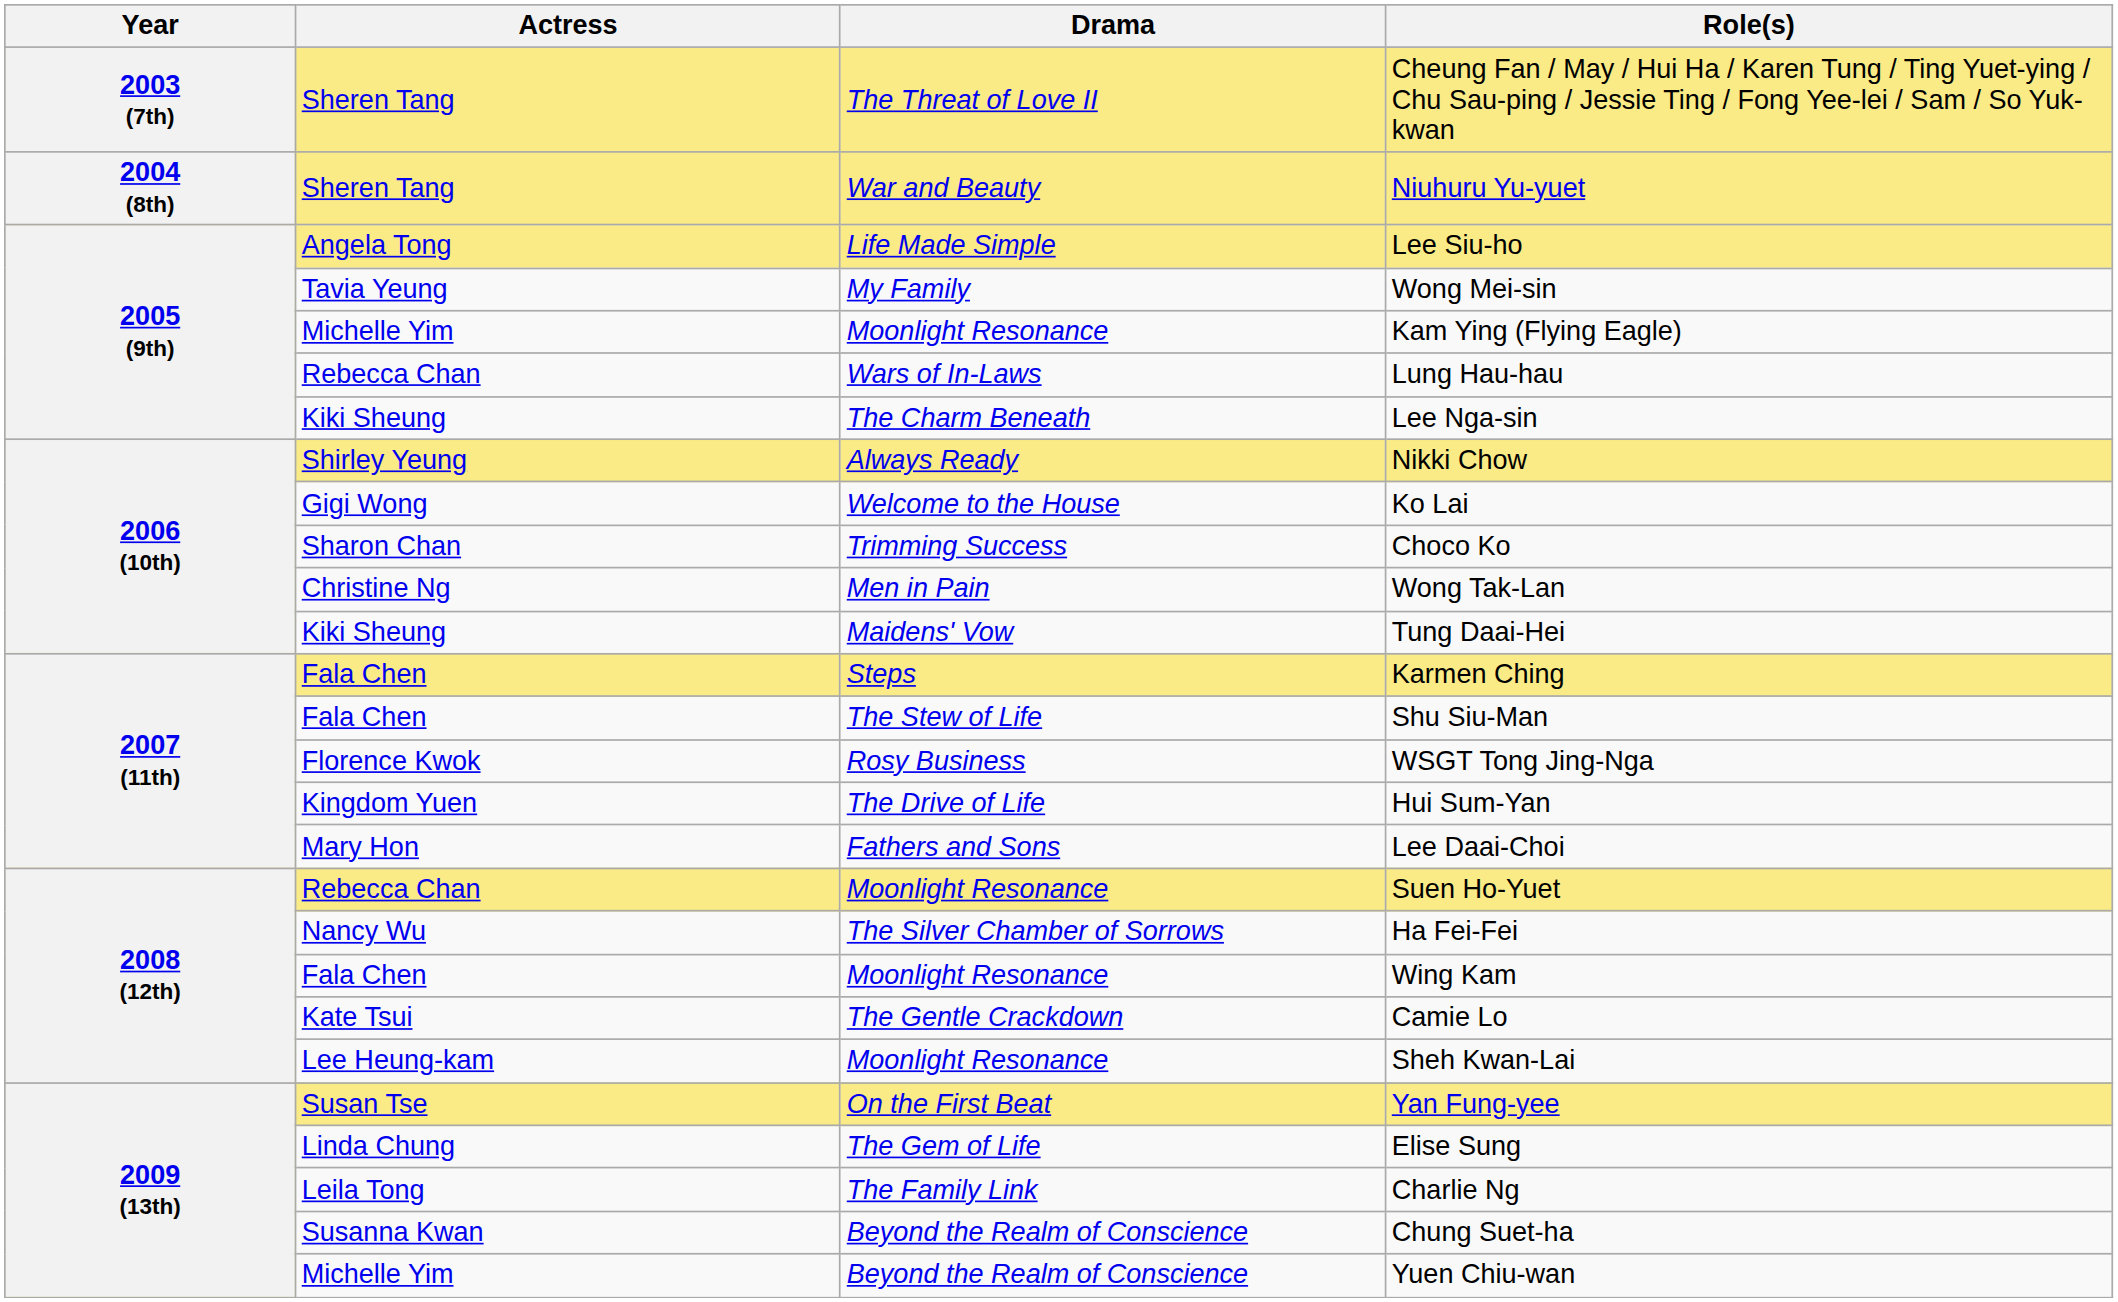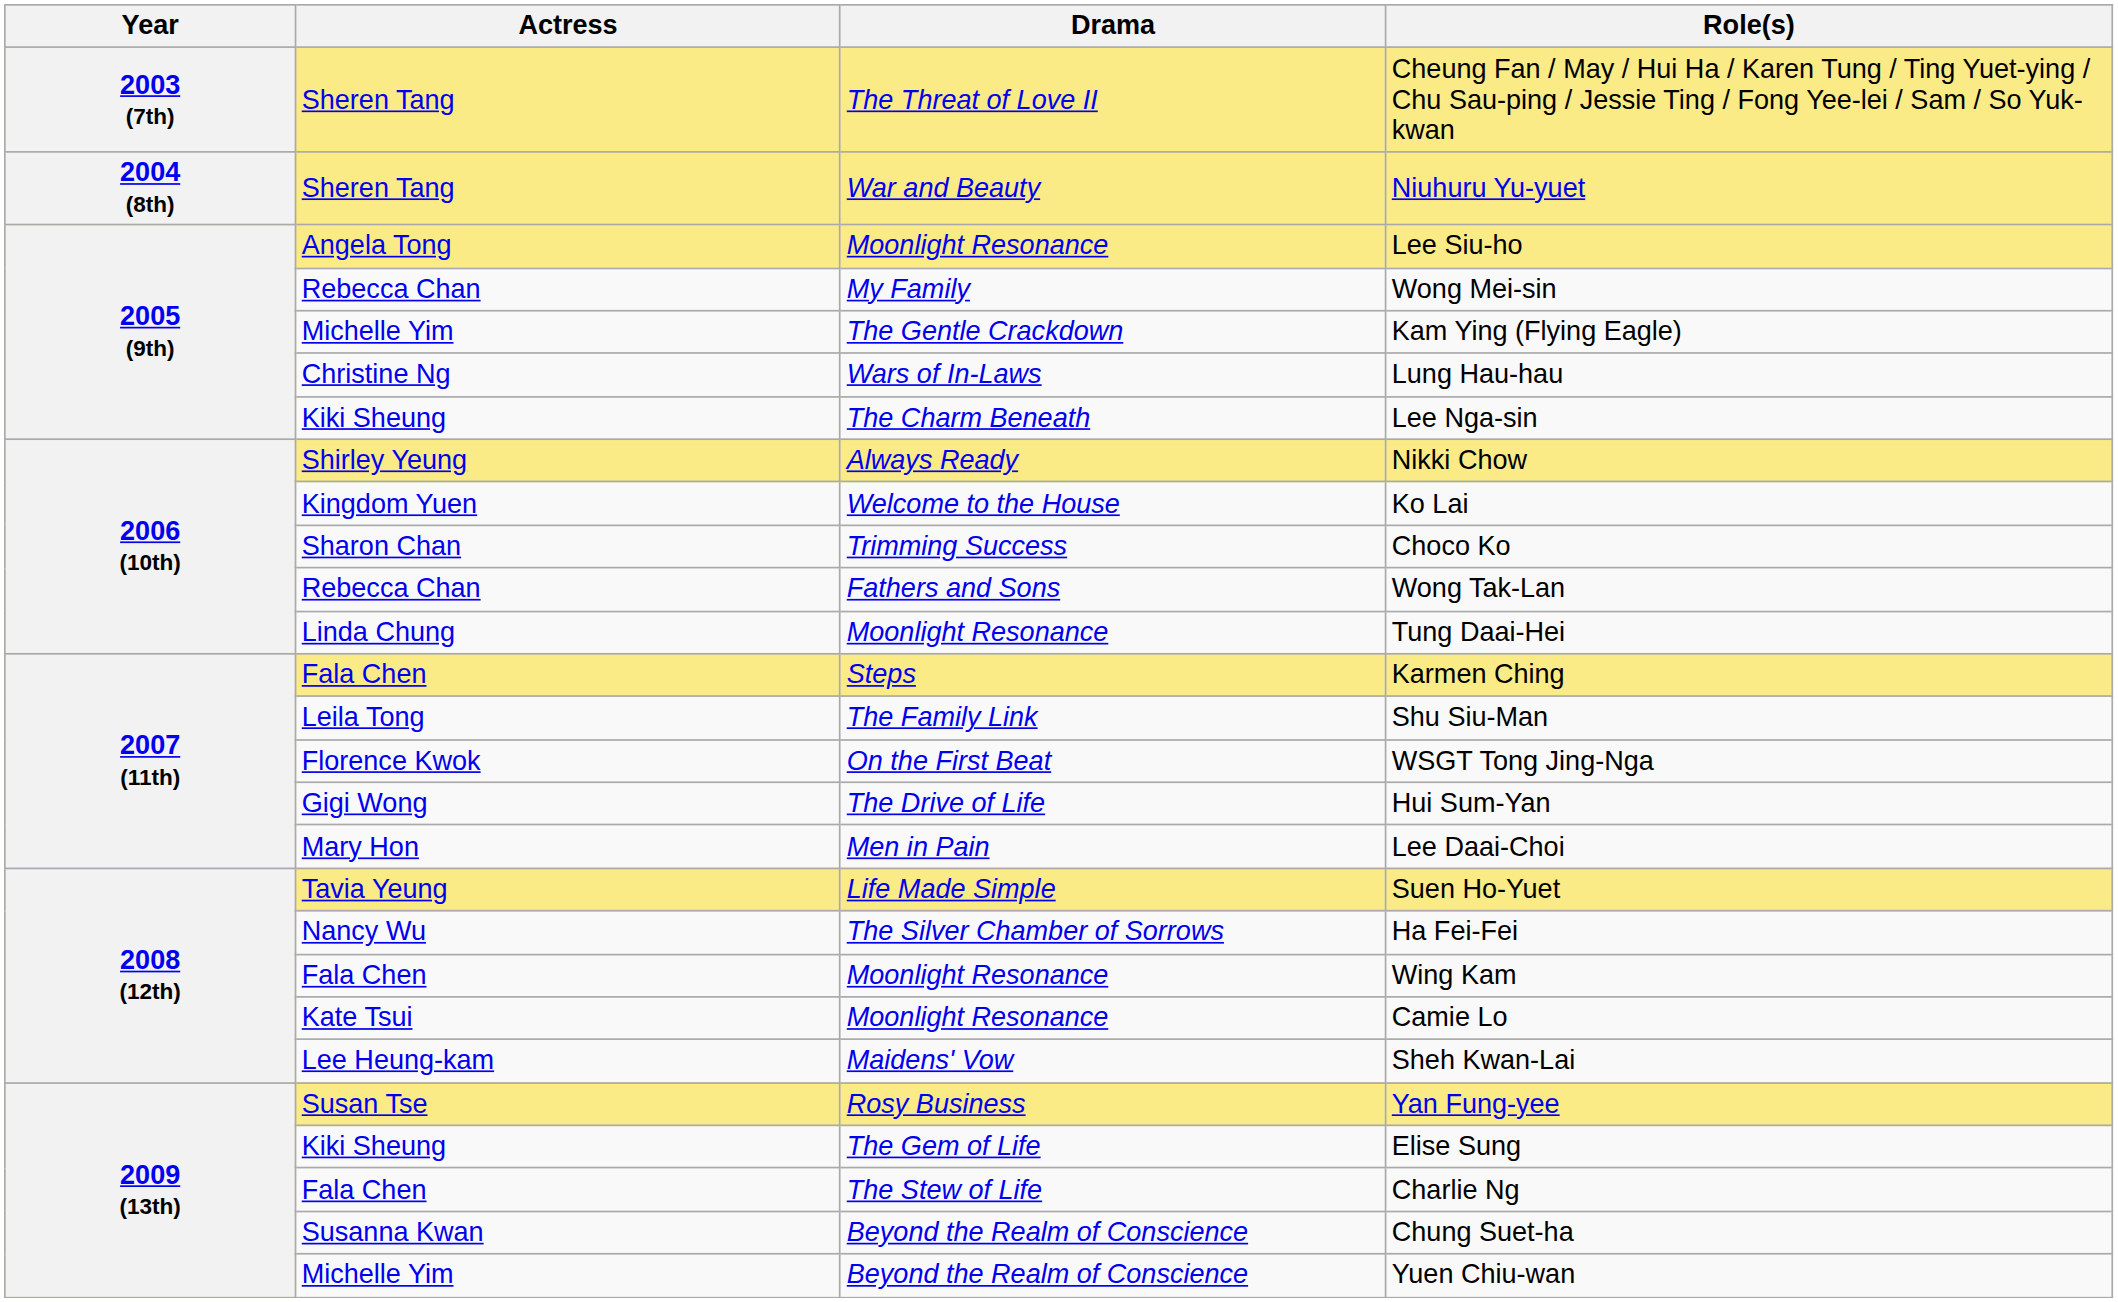(951, 245) Life Made Simple -> (978, 245) Moonlight Resonance
(375, 288) Tavia Yeung -> (391, 288) Rebecca Chan
(978, 331) Moonlight Resonance -> (985, 331) The Gentle Crackdown
(391, 374) Rebecca Chan -> (376, 374) Christine Ng
(365, 503) Gigi Wong -> (389, 503) Kingdom Yuen
(376, 588) Christine Ng -> (391, 588) Rebecca Chan
(918, 588) Men in Pain -> (953, 588) Fathers and Sons
(374, 631) Kiki Sheung -> (378, 631) Linda Chung
(930, 631) Maidens' Vow -> (978, 631) Moonlight Resonance
(364, 717) Fala Chen -> (363, 717) Leila Tong
(944, 717) The Stew of Life -> (942, 717) The Family Link
(936, 760) Rosy Business -> (949, 760) On the First Beat
(389, 803) Kingdom Yuen -> (365, 803) Gigi Wong
(953, 846) Fathers and Sons -> (918, 846) Men in Pain
(391, 889) Rebecca Chan -> (375, 889) Tavia Yeung
(978, 889) Moonlight Resonance -> (951, 889) Life Made Simple
(985, 1017) The Gentle Crackdown -> (978, 1017) Moonlight Resonance
(978, 1060) Moonlight Resonance -> (930, 1060) Maidens' Vow
(949, 1103) On the First Beat -> (936, 1103) Rosy Business
(378, 1146) Linda Chung -> (374, 1146) Kiki Sheung
(363, 1189) Leila Tong -> (364, 1189) Fala Chen
(942, 1189) The Family Link -> (944, 1189) The Stew of Life
